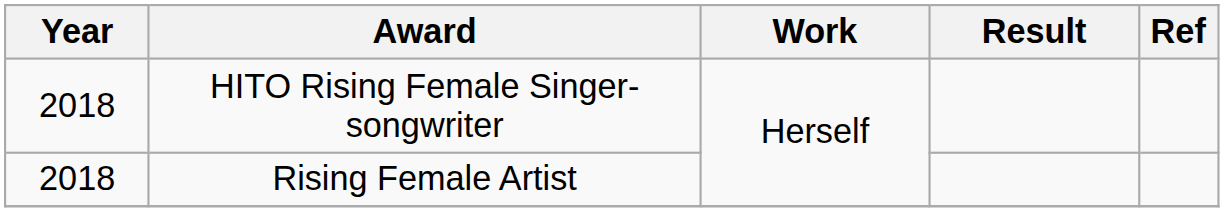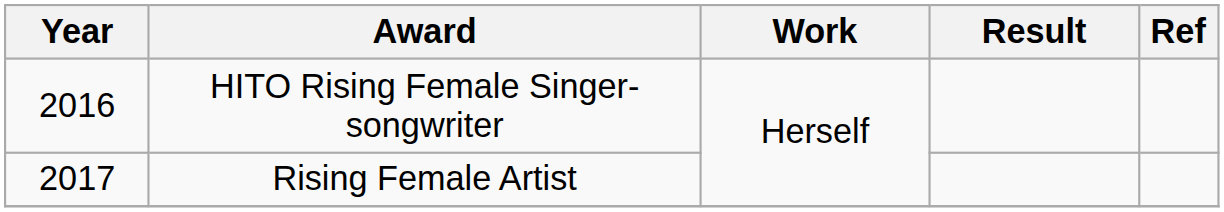(77, 105) 2018 -> (77, 105) 2016
(77, 178) 2018 -> (77, 178) 2017
